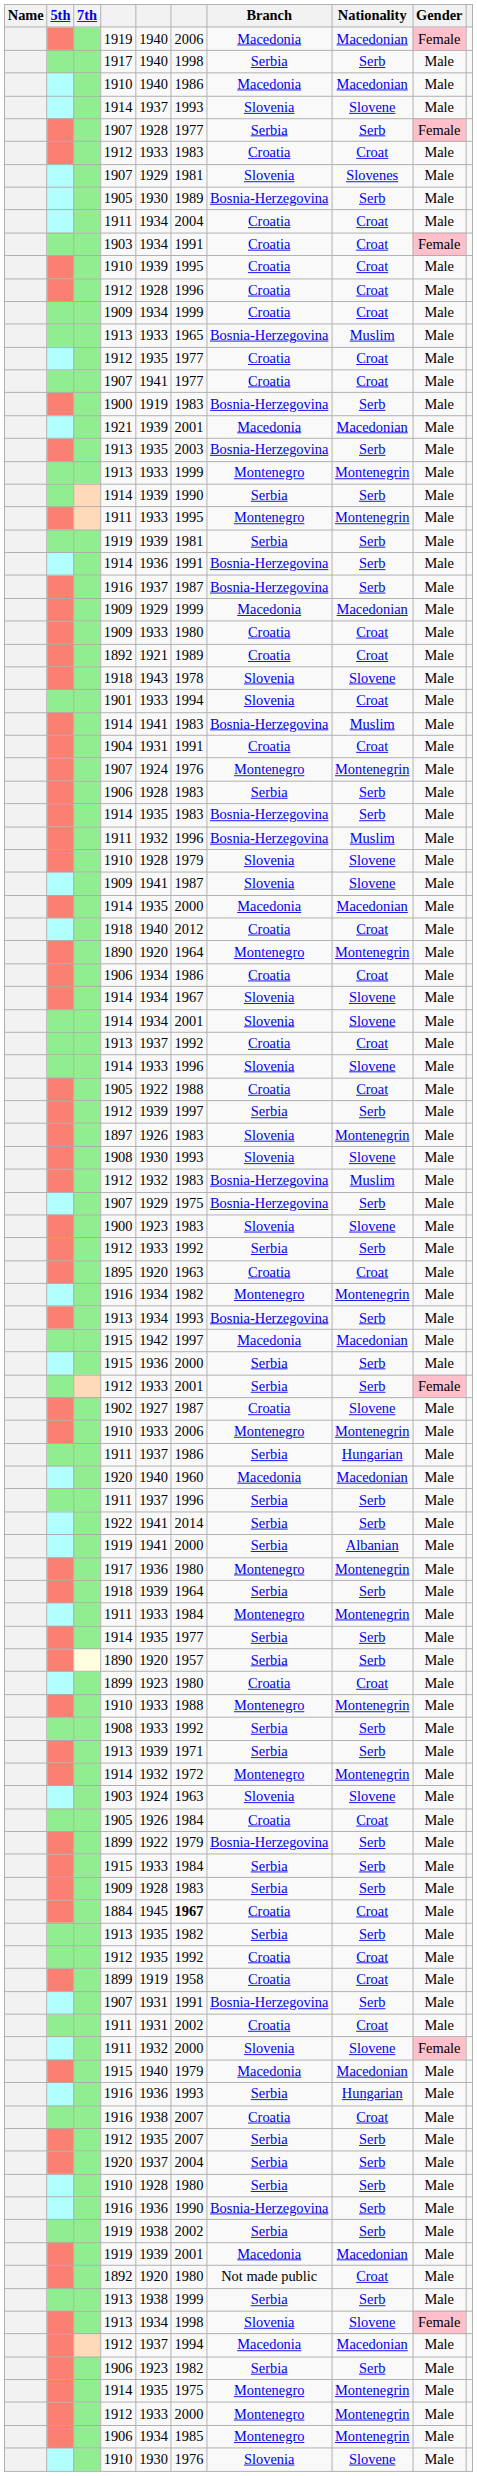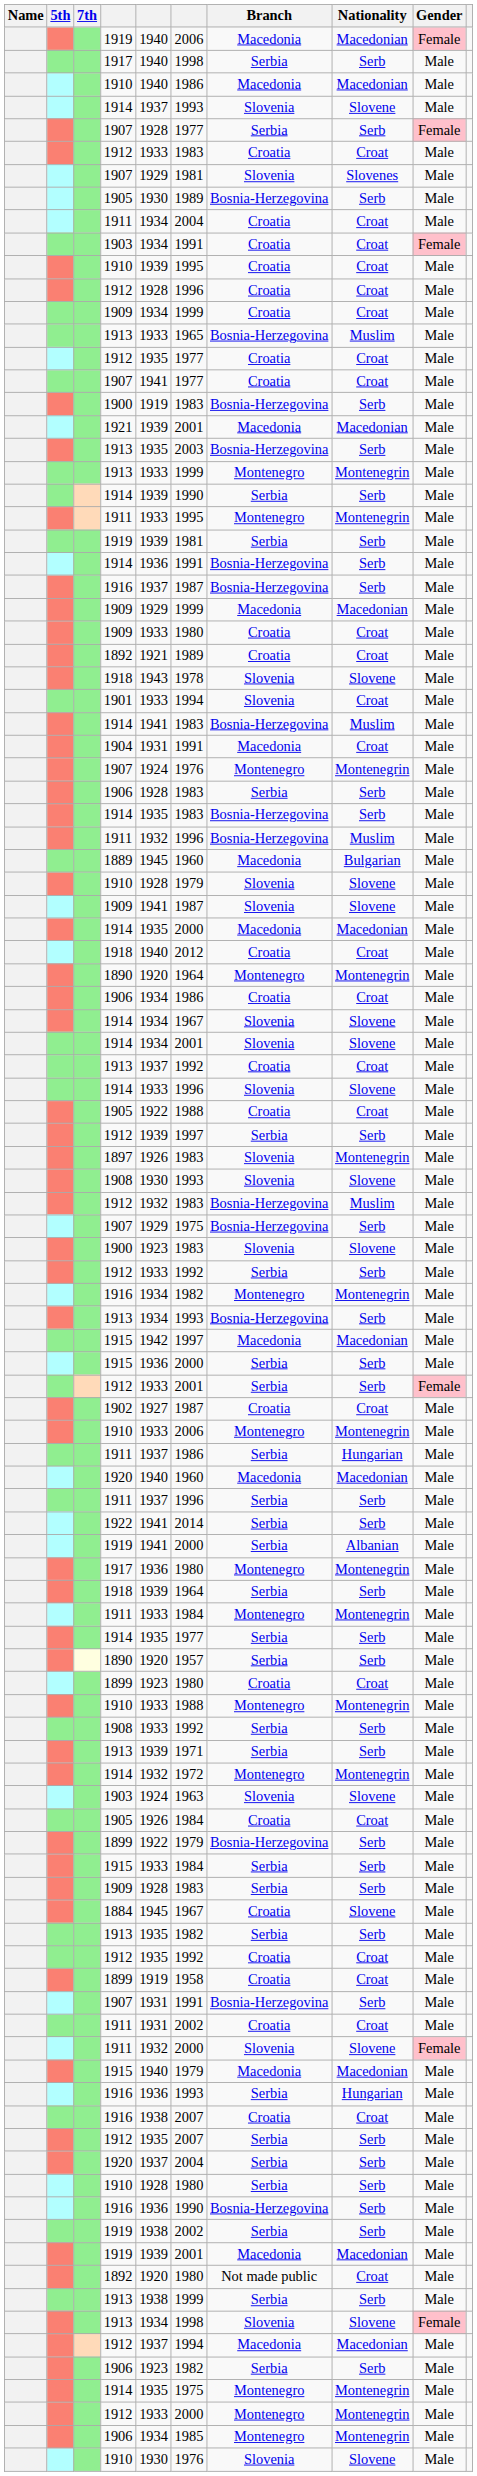(269, 746) Croatia -> (269, 746) Macedonia
+ row: (26, 861)
- row: (26, 1272)
(372, 1409) Slovene -> (372, 1409) Croat
(189, 1911) bold -> (189, 1911) normal
(372, 1911) Croat -> (372, 1911) Slovene
